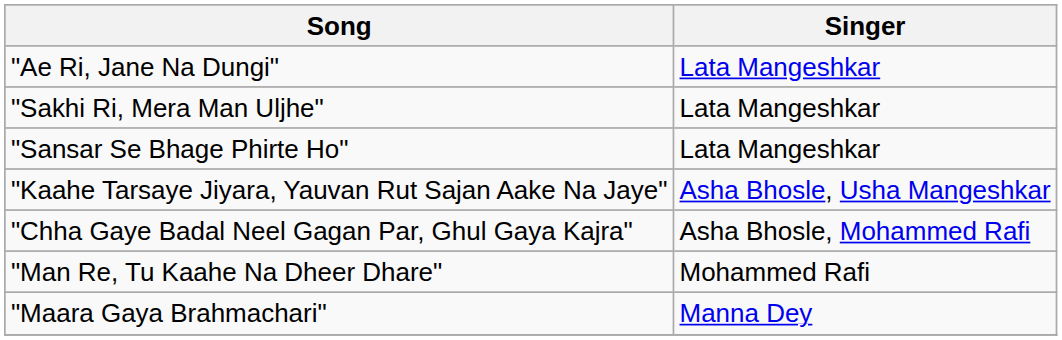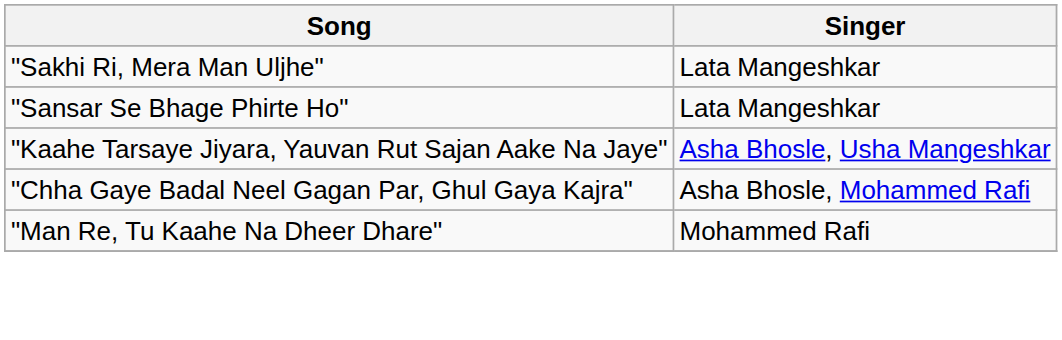- row: (145, 67)
- row: (169, 314)
